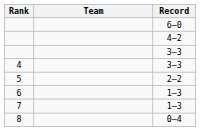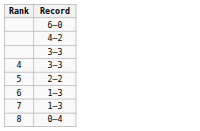- column: (93, 11)
